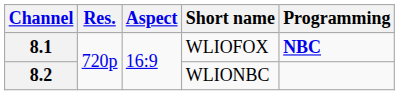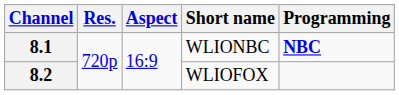(227, 47) WLIOFOX -> (228, 47) WLIONBC
(228, 75) WLIONBC -> (227, 75) WLIOFOX
